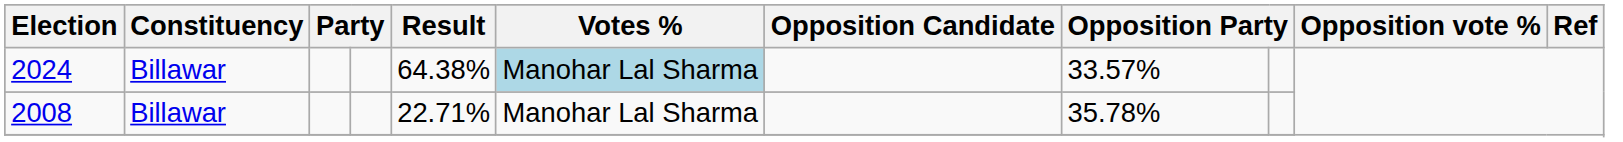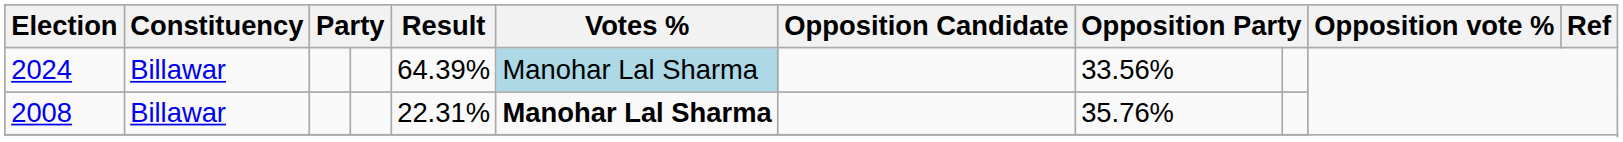(444, 69) 64.38% -> (444, 69) 64.39%
(1114, 69) 33.57% -> (1128, 69) 33.56%
(444, 112) 22.71% -> (444, 112) 22.31%
(630, 112) normal -> (637, 112) bold
(1114, 112) 35.78% -> (1128, 112) 35.76%
